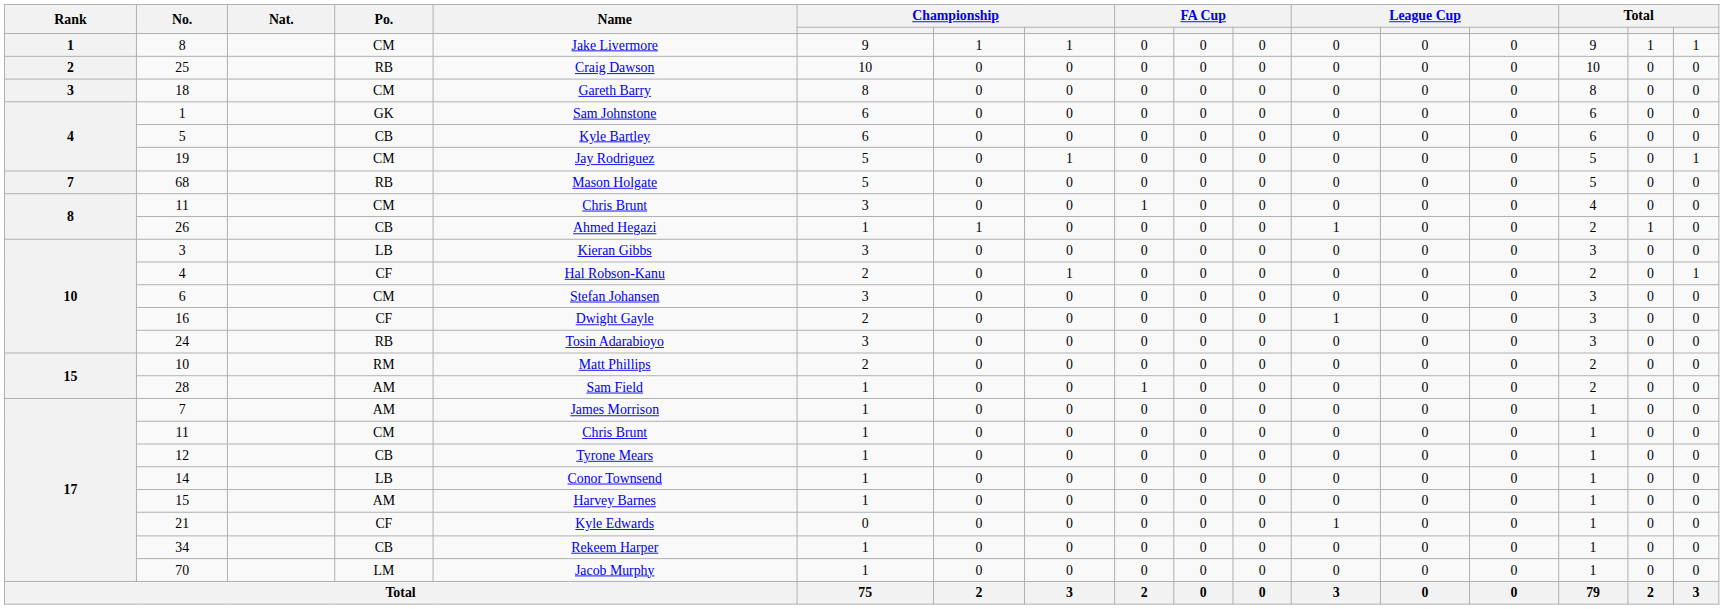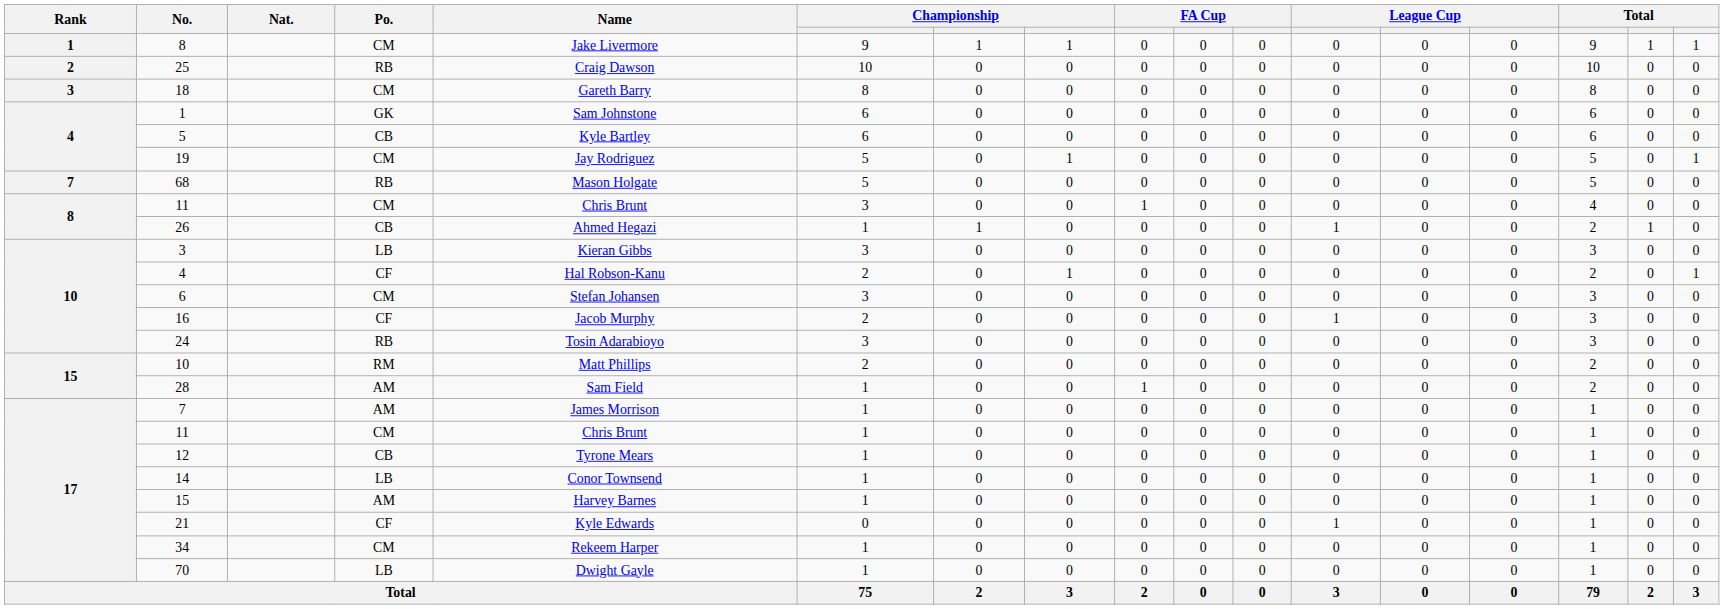(615, 319) Dwight Gayle -> (615, 319) Jacob Murphy
(384, 547) CB -> (384, 547) CM
(384, 569) LM -> (384, 569) LB
(615, 569) Jacob Murphy -> (615, 569) Dwight Gayle
